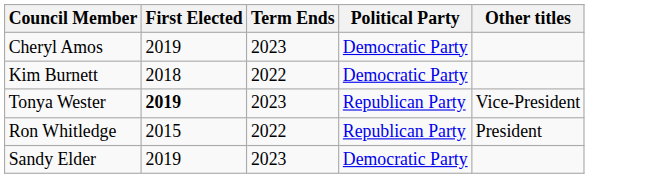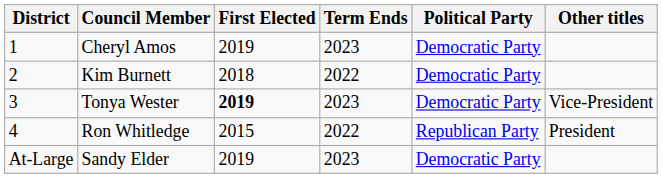+ column: (41, 18)
(404, 103) Republican Party -> (478, 103) Democratic Party
